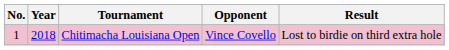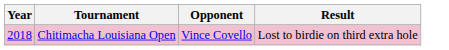- column: (16, 14)
